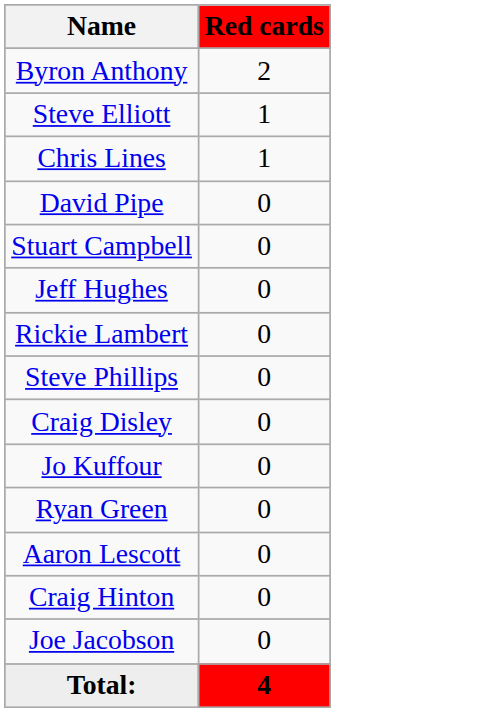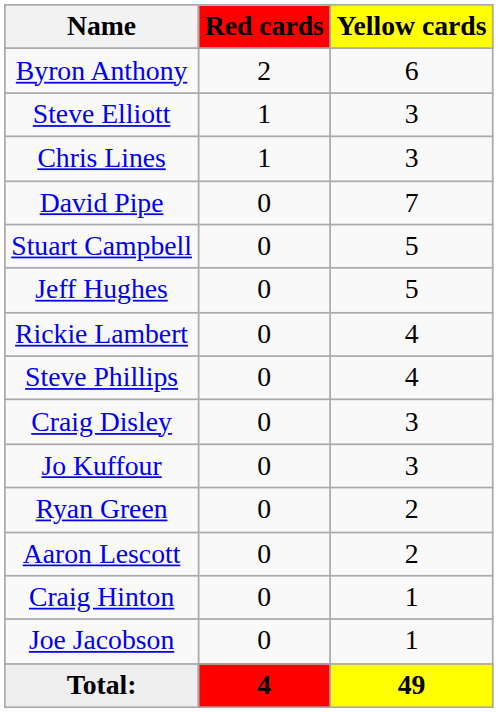+ column: (412, 26)
